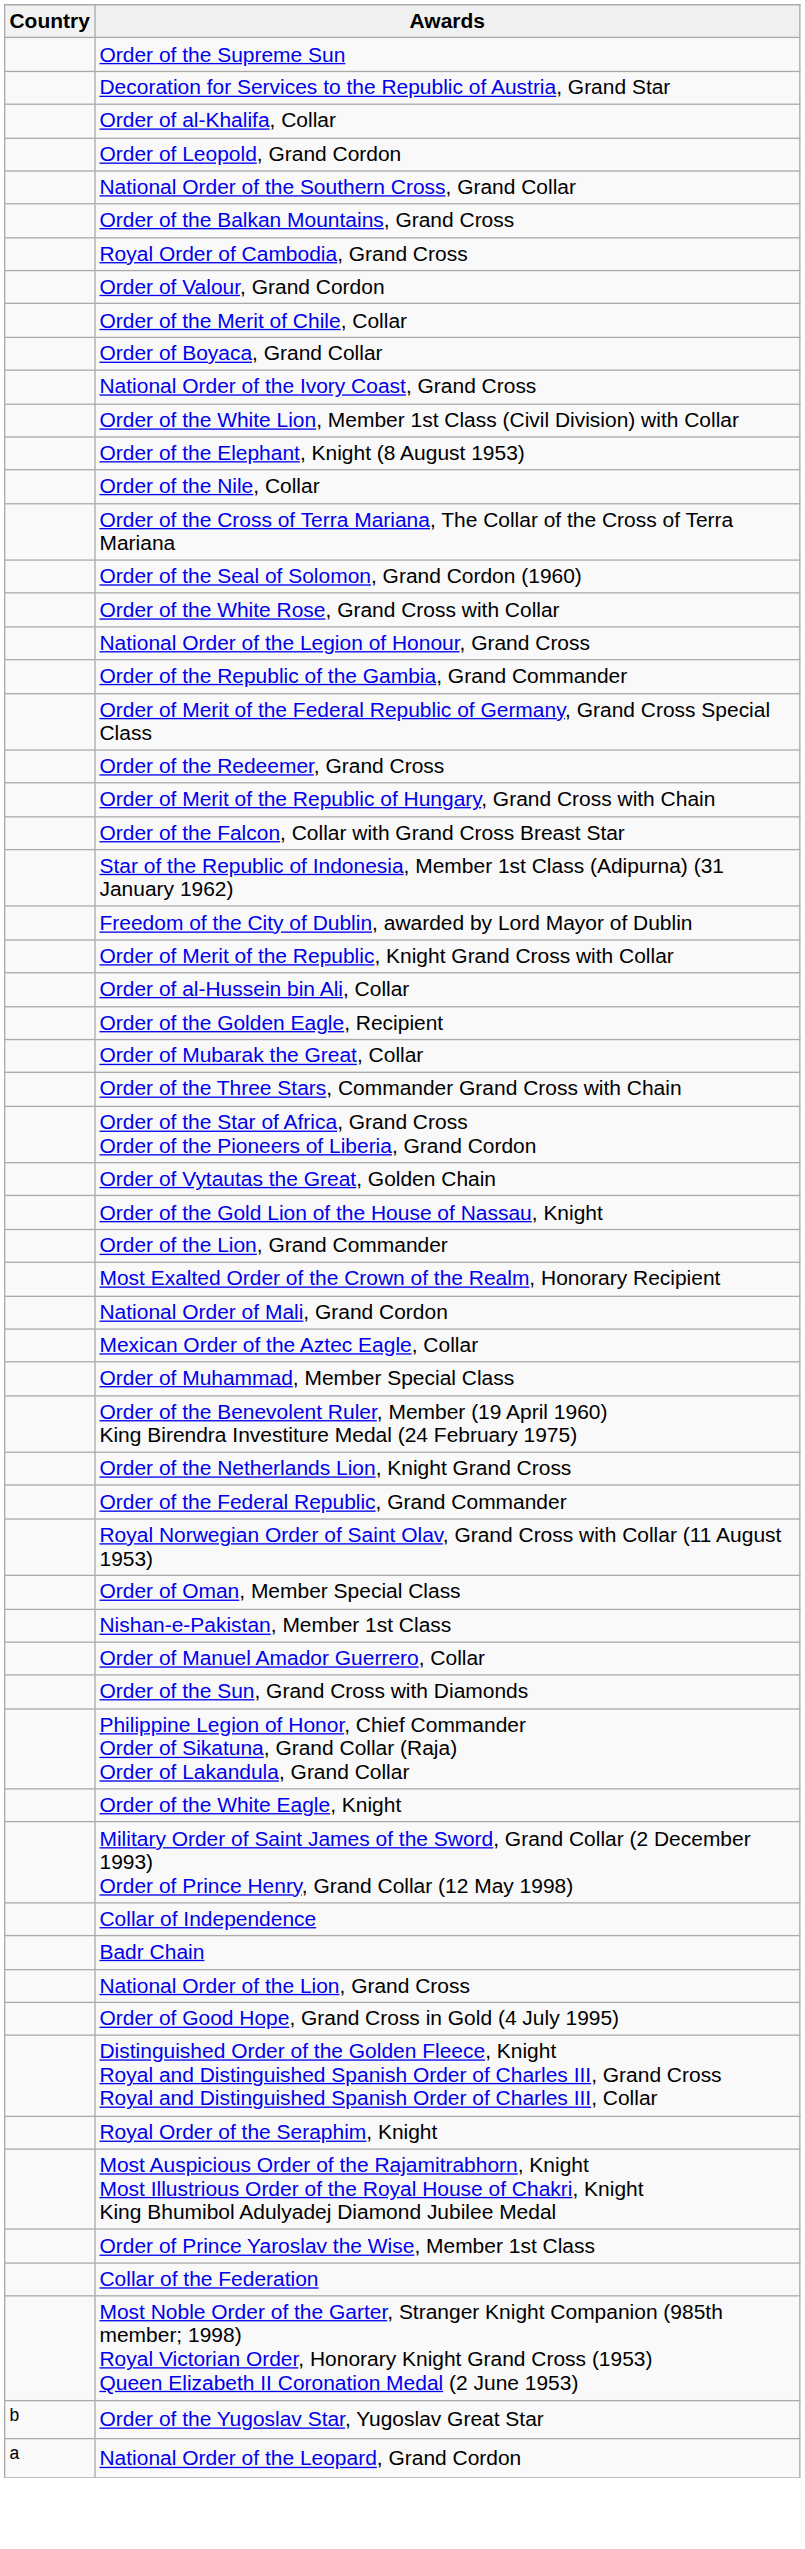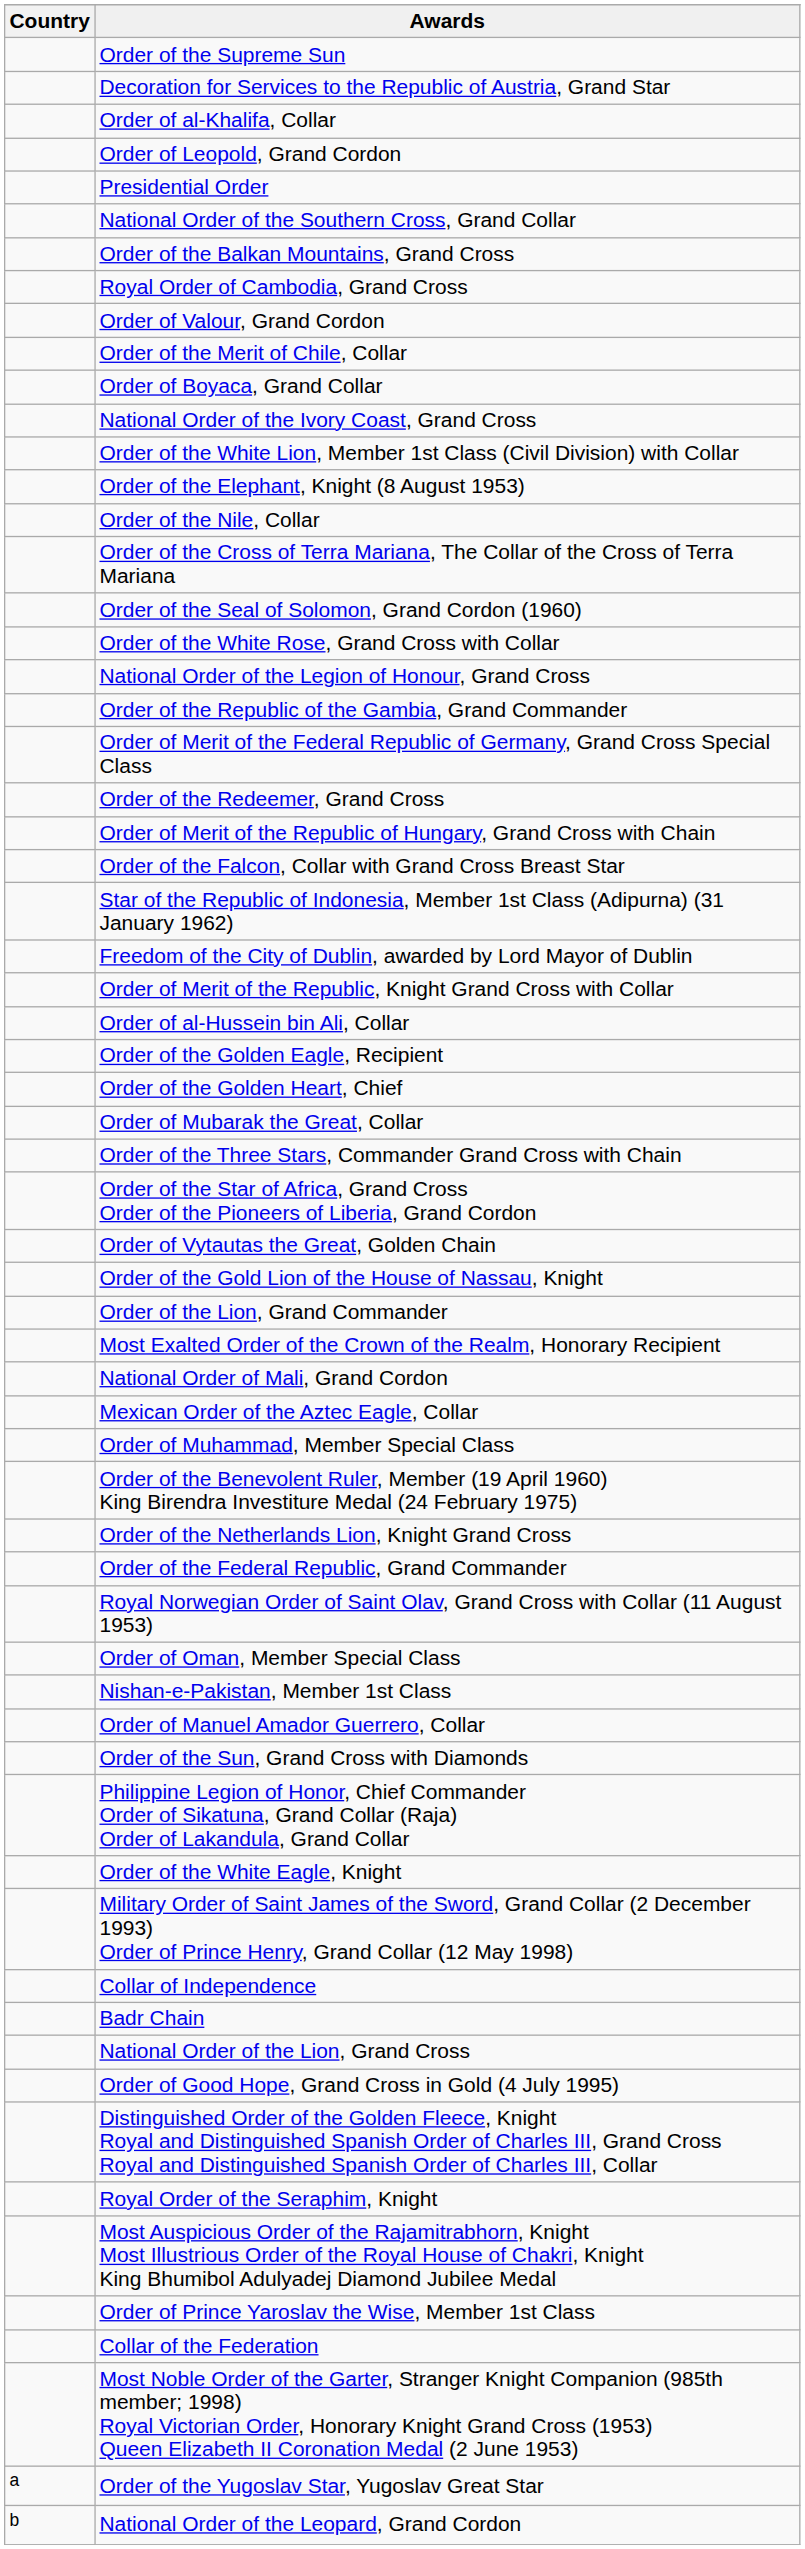+ row: (184, 187)
+ row: (251, 1089)
(14, 2415) b -> (14, 2481) a
(14, 2454) a -> (14, 2520) b
